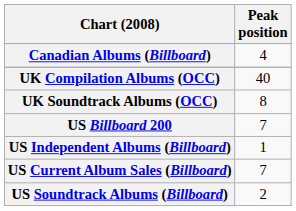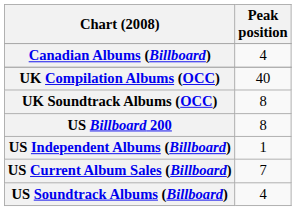(263, 124) 7 -> (263, 124) 8
(263, 194) 2 -> (263, 194) 4
